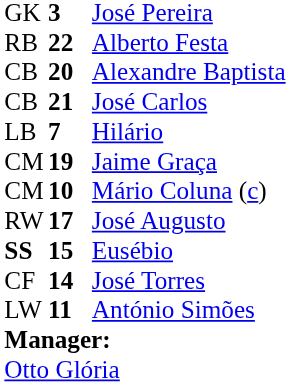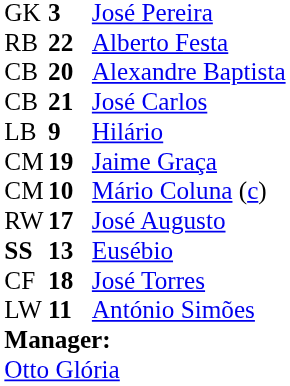(54, 131) 7 -> (54, 131) 9
(61, 250) 15 -> (61, 250) 13
(61, 280) 14 -> (61, 280) 18
